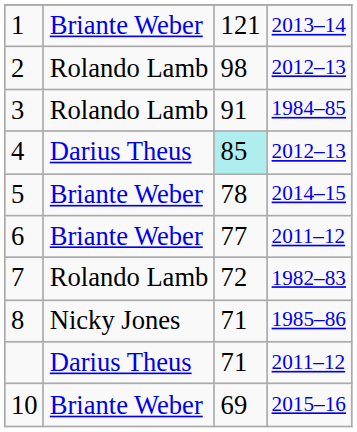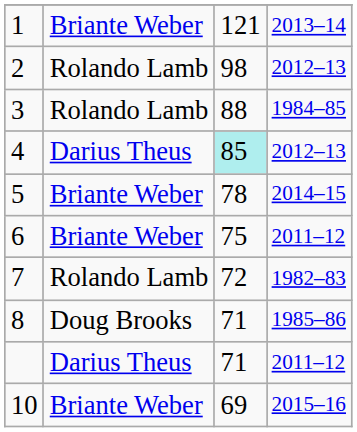(234, 109) 91 -> (234, 109) 88
(234, 236) 77 -> (234, 236) 75
(115, 320) Nicky Jones -> (121, 320) Doug Brooks
